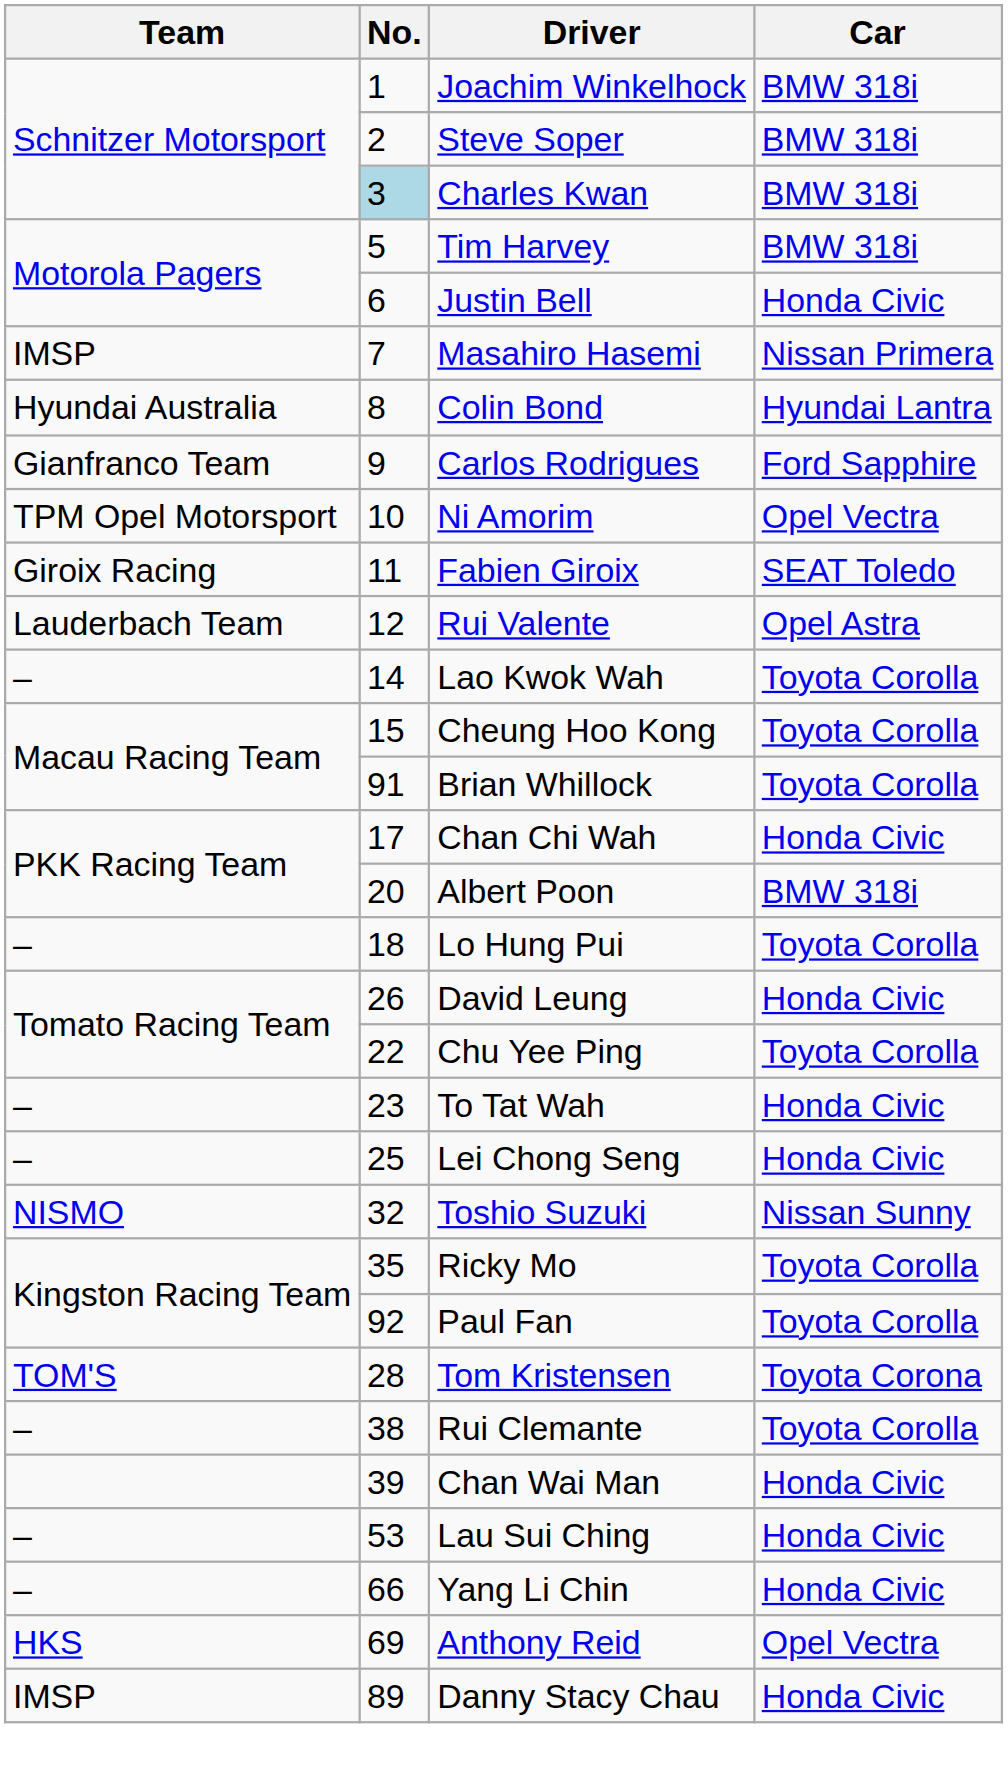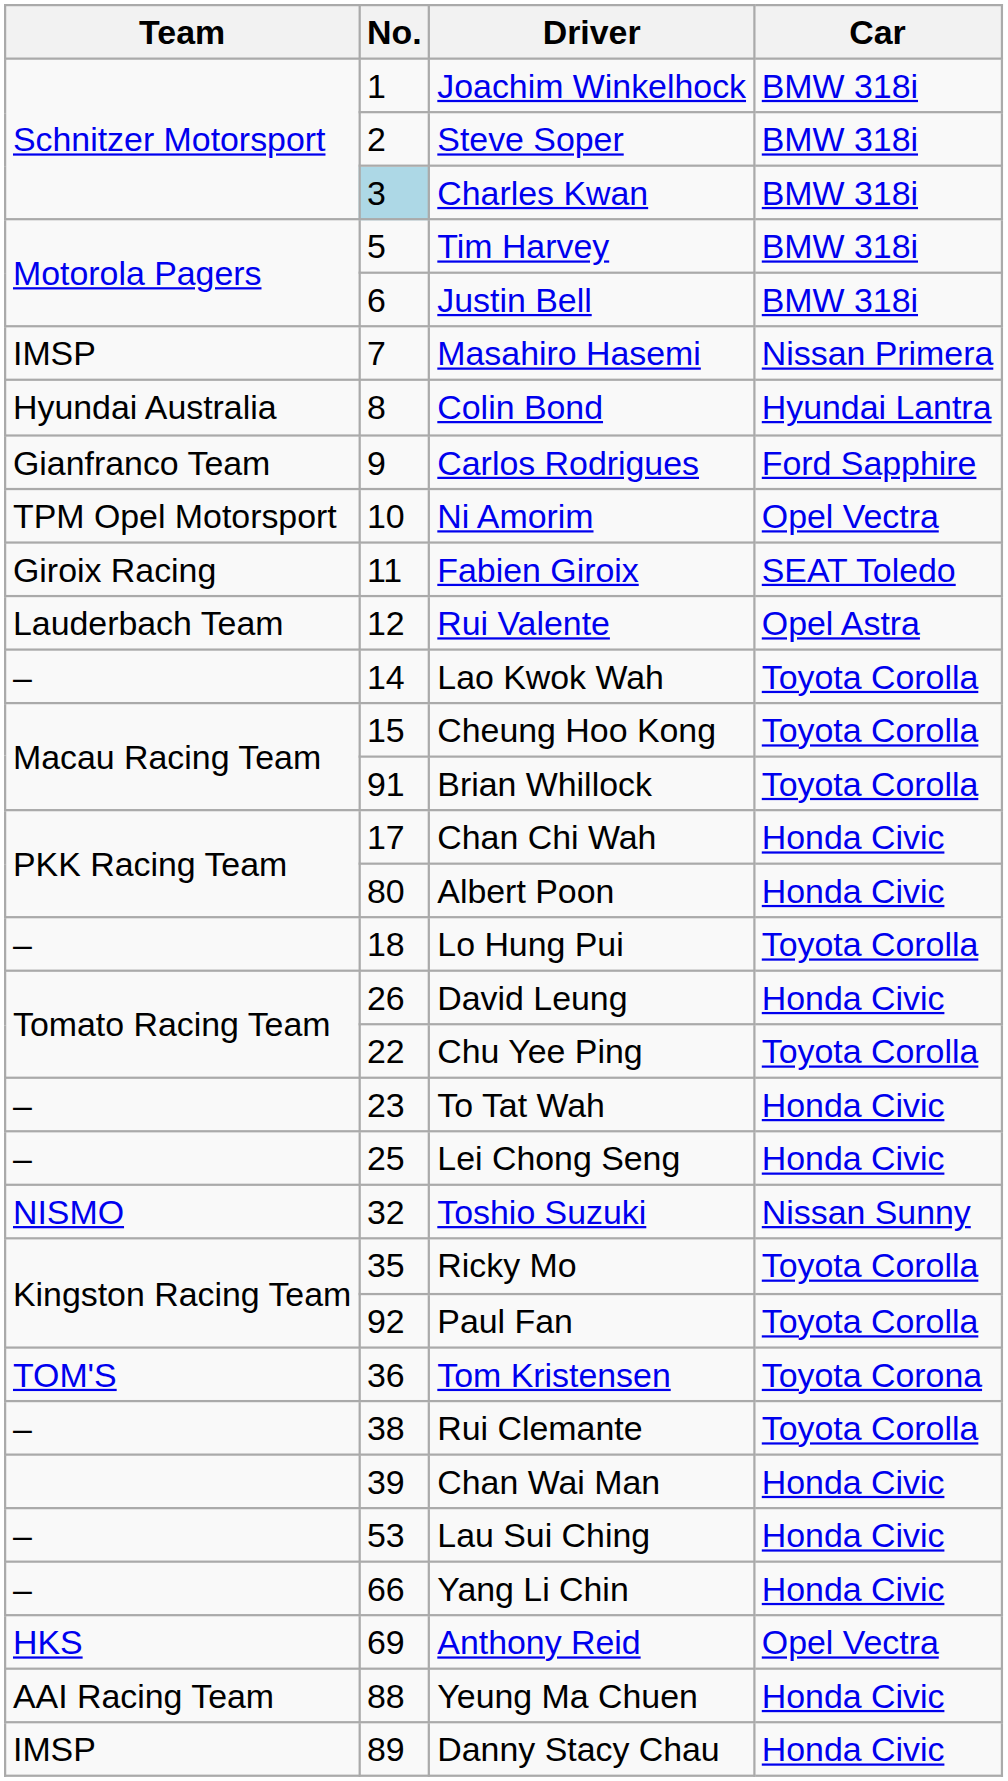(853, 300) Honda Civic -> (840, 300) BMW 318i
(386, 891) 20 -> (386, 891) 80
(840, 891) BMW 318i -> (853, 891) Honda Civic
(386, 1374) 28 -> (386, 1374) 36
+ row: (568, 1696)
